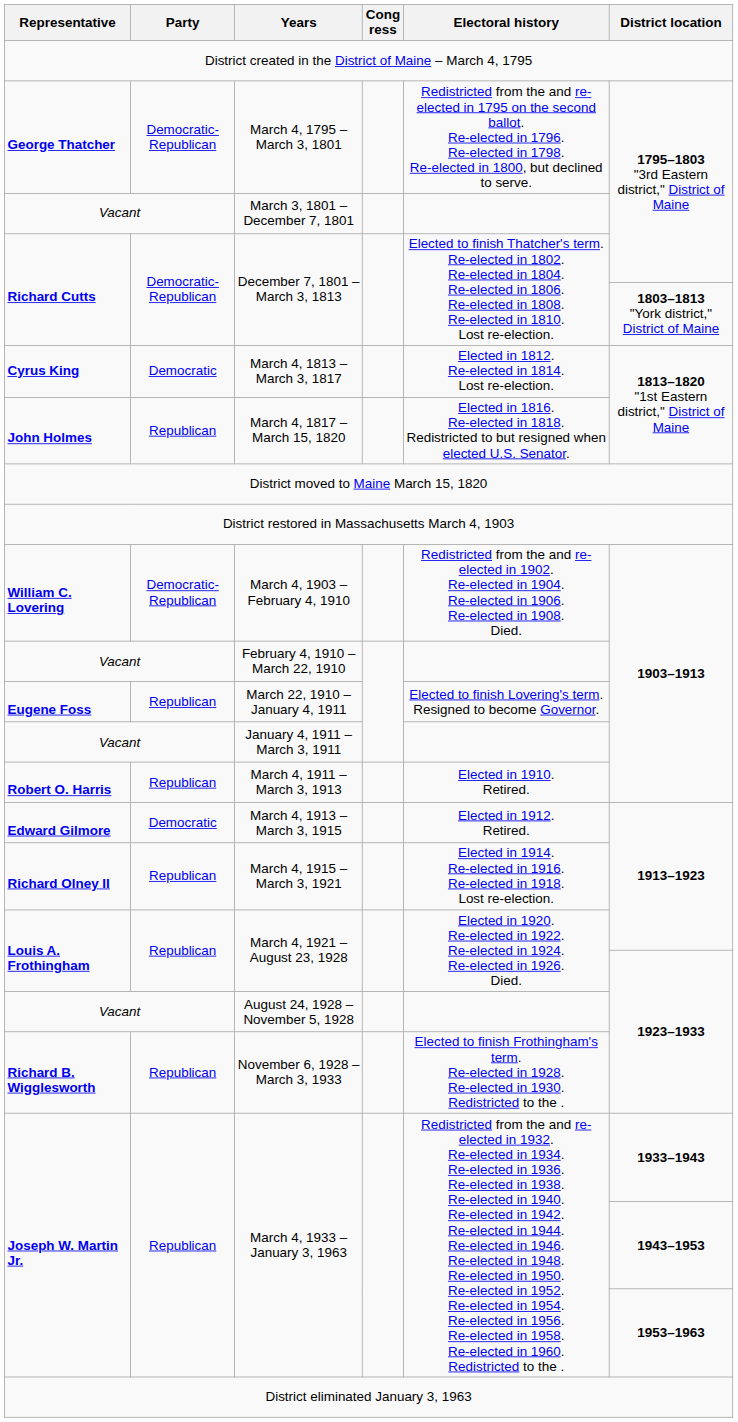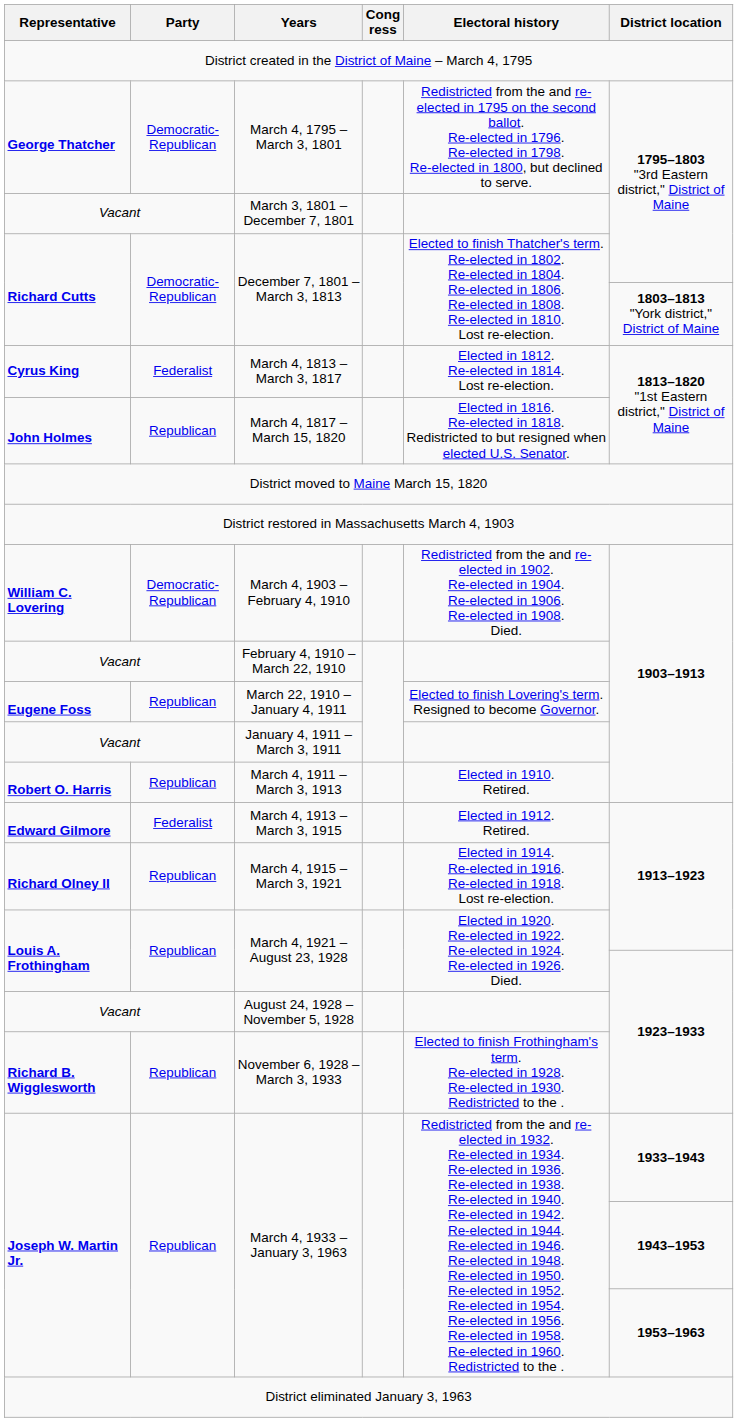(183, 371) Democratic -> (183, 371) Federalist
(183, 822) Democratic -> (183, 822) Federalist
